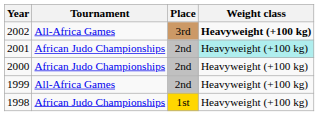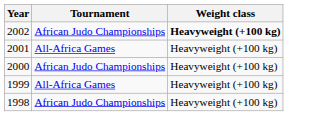- column: (183, 13)
(75, 31) All-Africa Games -> (100, 31) African Judo Championships
(100, 48) African Judo Championships -> (75, 48) All-Africa Games
(255, 48) paleturquoise background -> (224, 48) no background
